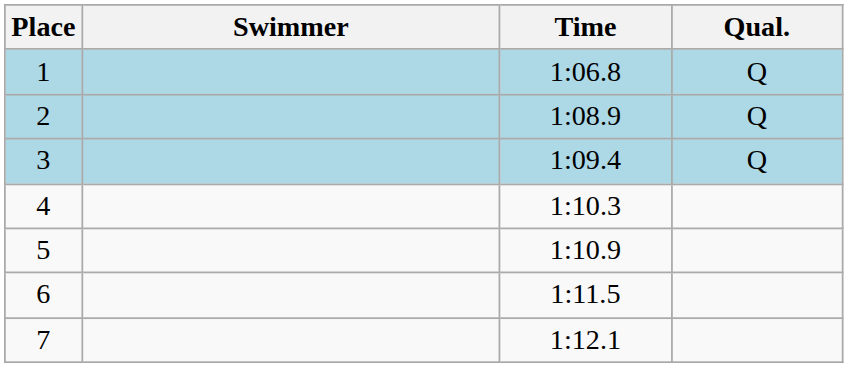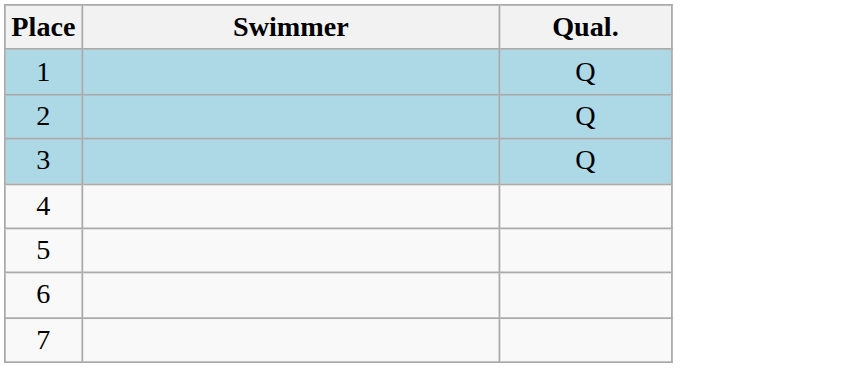- column: (585, 26)
